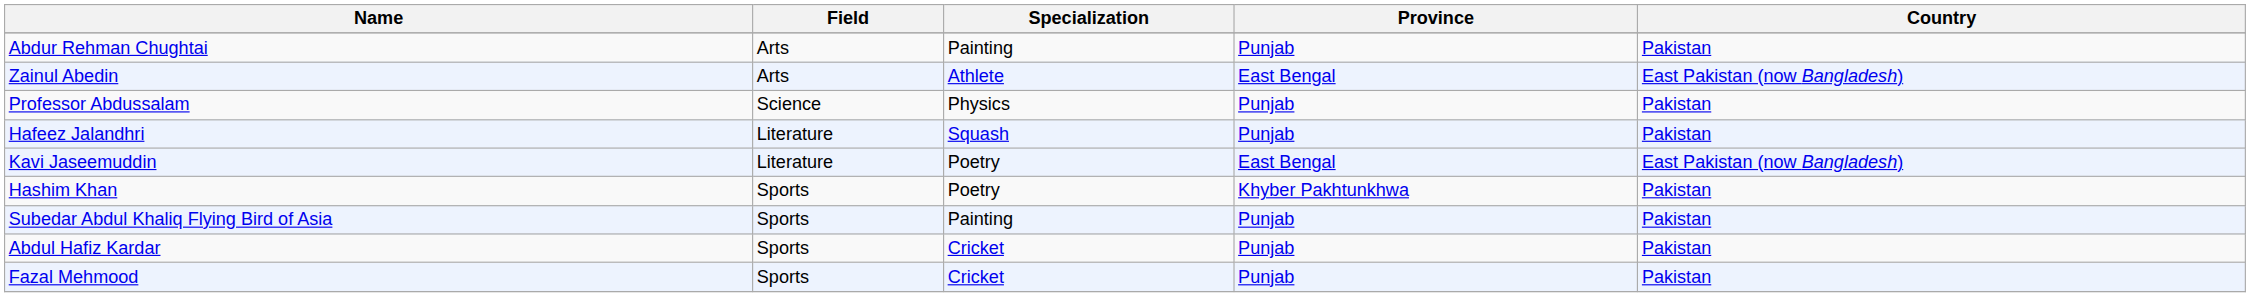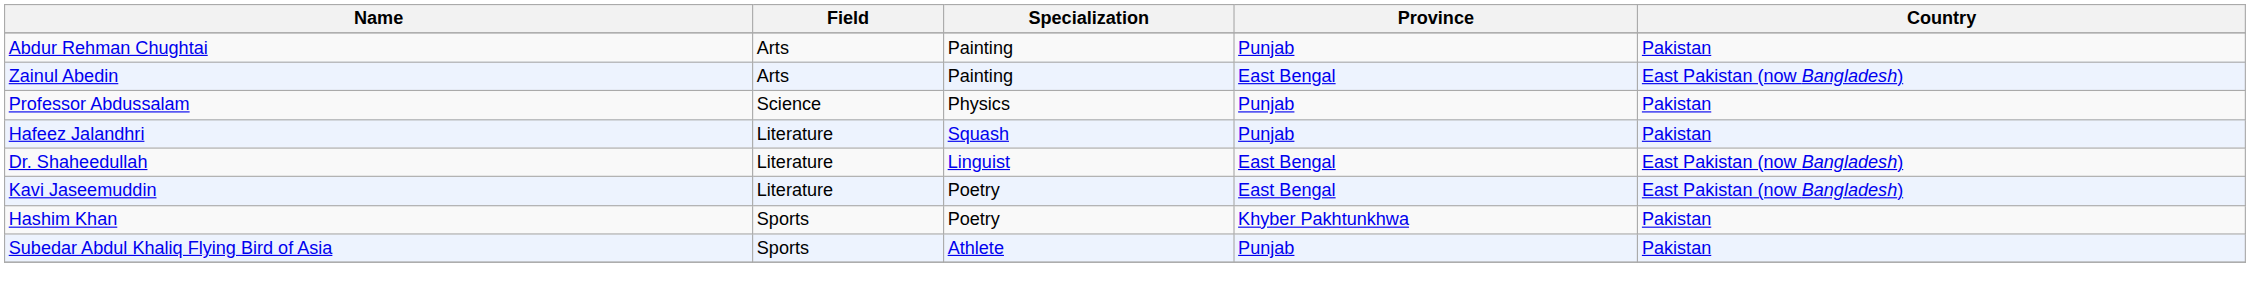(976, 76) Athlete -> (980, 76) Painting
+ row: (78, 162)
(980, 219) Painting -> (976, 248) Athlete
- row: (85, 248)
- row: (74, 276)
